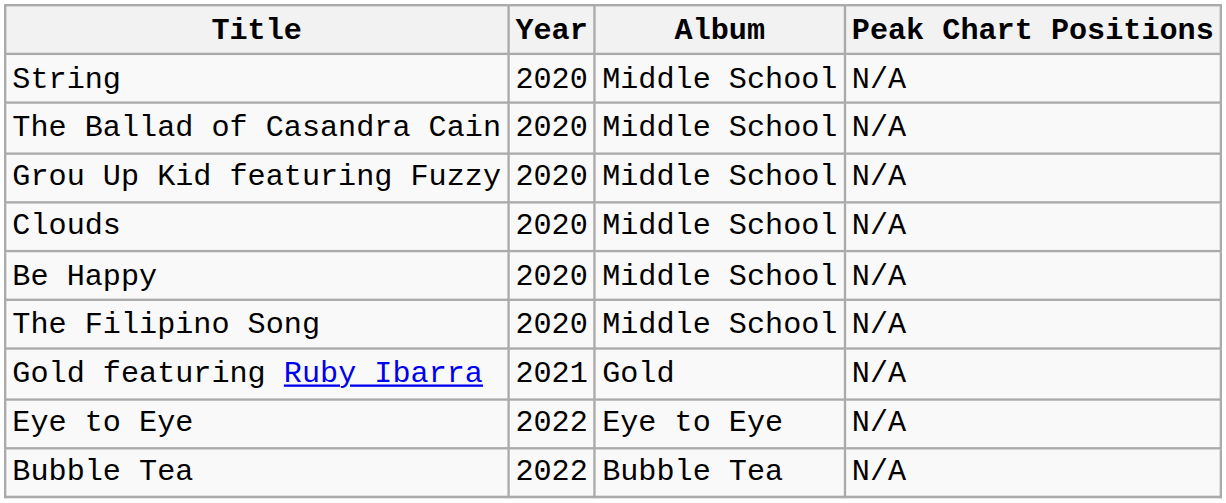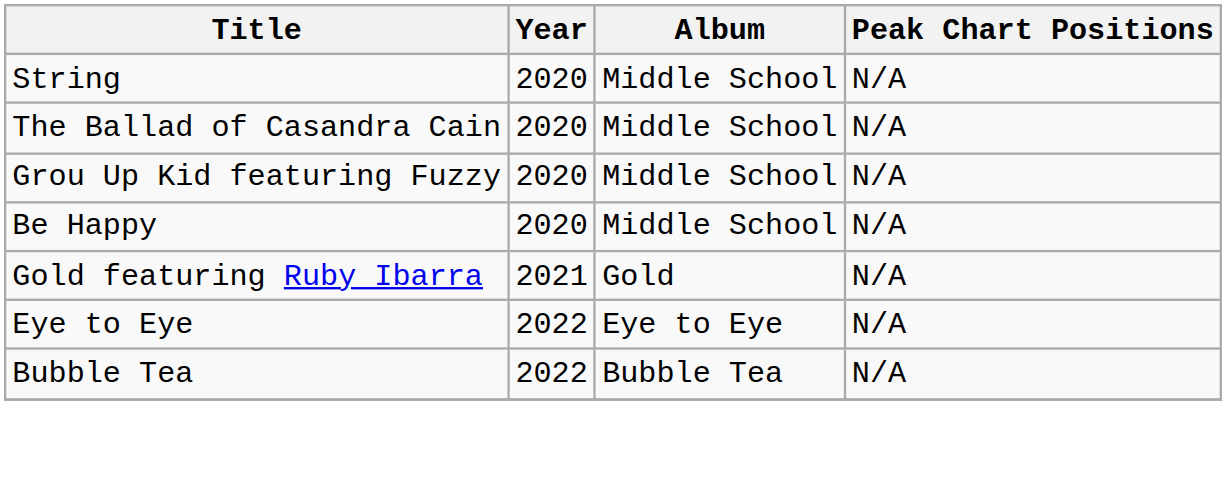- row: (67, 226)
- row: (166, 325)
